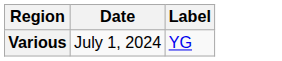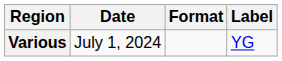+ column: (196, 17)
